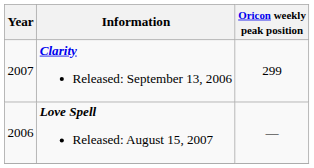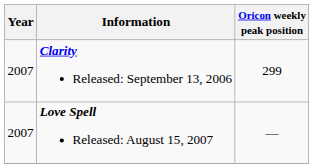(21, 132) 2006 -> (21, 132) 2007
